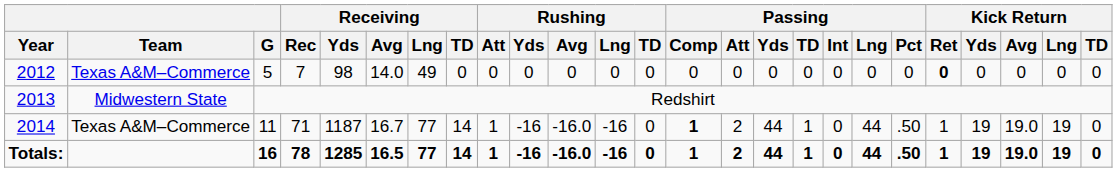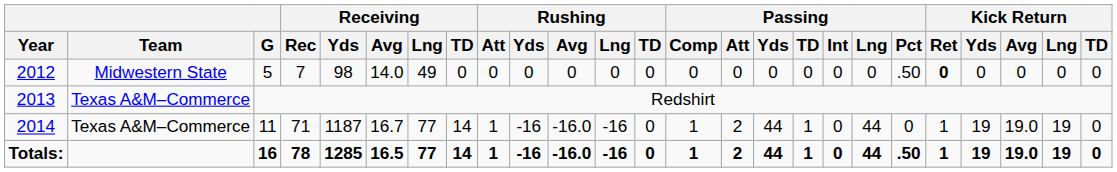(161, 72) Texas A&M–Commerce -> (161, 72) Midwestern State
(909, 72) 0 -> (909, 72) .50
(161, 99) Midwestern State -> (161, 99) Texas A&M–Commerce
(693, 126) bold -> (693, 126) normal
(909, 126) .50 -> (909, 126) 0
